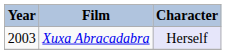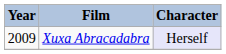(22, 37) 2003 -> (22, 37) 2009
